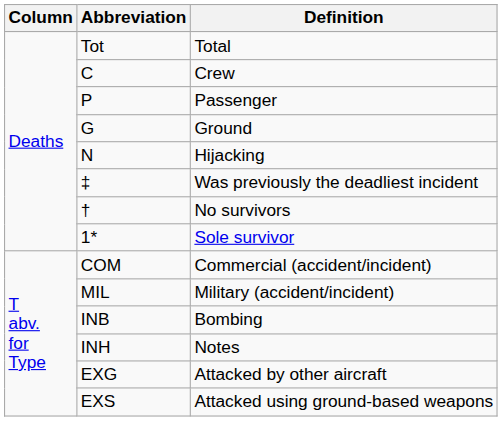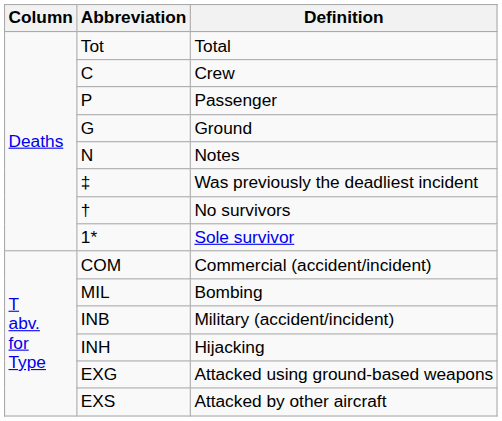(229, 155) Hijacking -> (217, 155) Notes
(294, 292) Military (accident/incident) -> (228, 292) Bombing
(228, 319) Bombing -> (294, 319) Military (accident/incident)
(217, 347) Notes -> (229, 347) Hijacking
(290, 374) Attacked by other aircraft -> (344, 374) Attacked using ground-based weapons
(344, 401) Attacked using ground-based weapons -> (290, 401) Attacked by other aircraft
